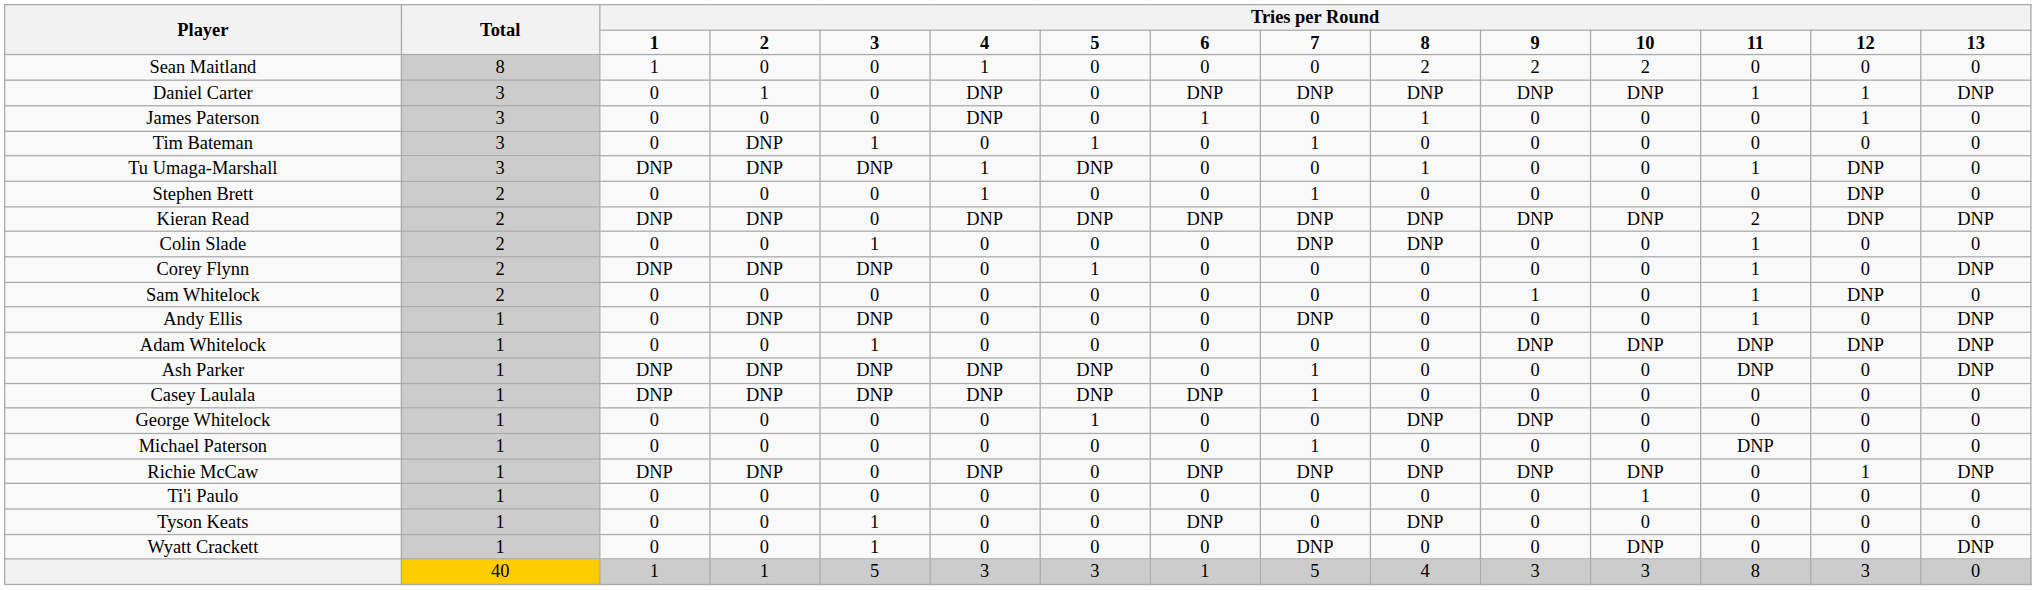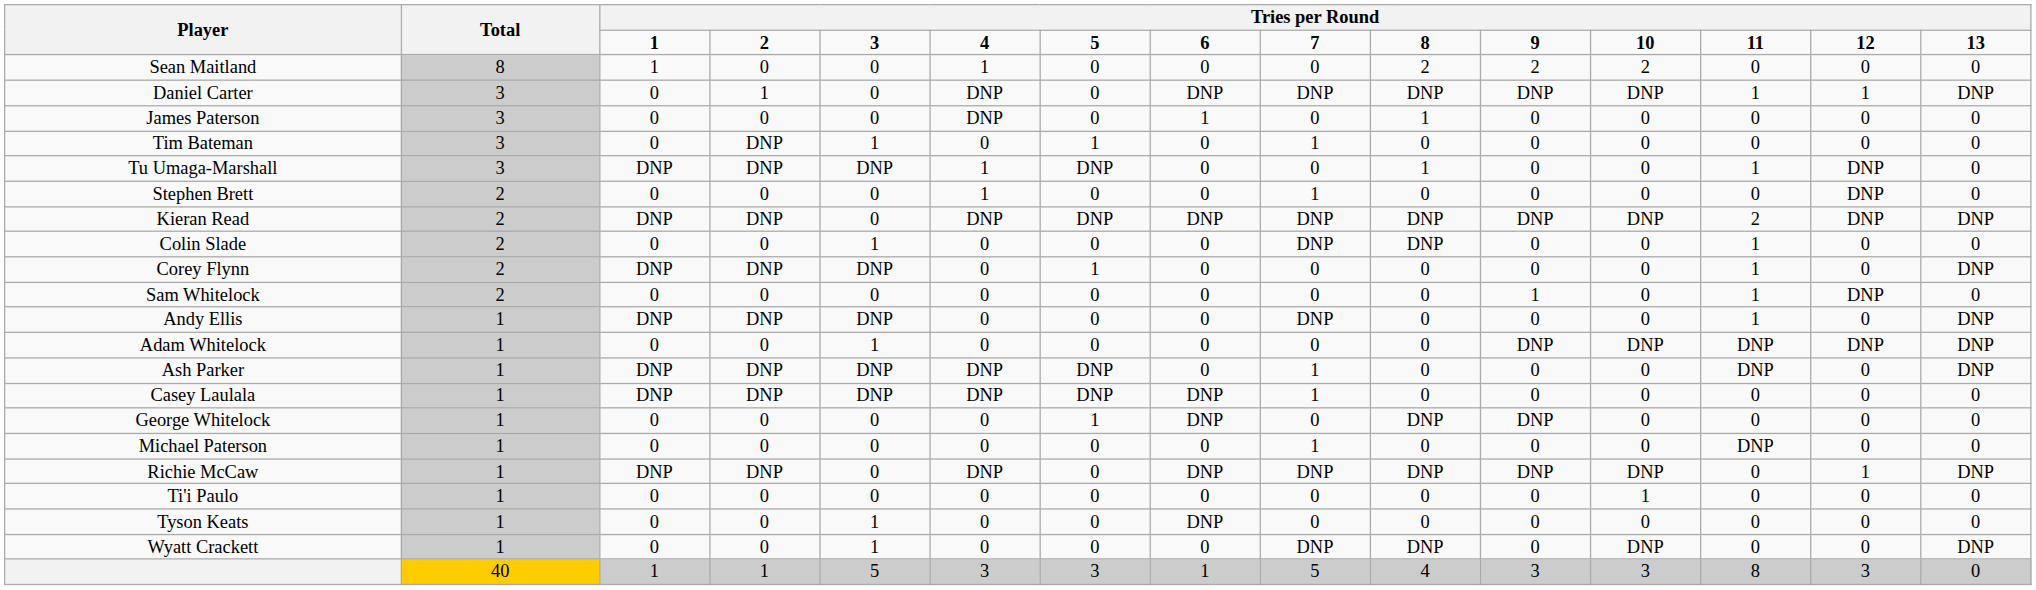(1865, 118) 1 -> (1865, 118) 0
(654, 320) 0 -> (654, 320) DNP
(1205, 421) 0 -> (1205, 421) DNP
(1425, 521) DNP -> (1425, 521) 0
(1425, 547) 0 -> (1425, 547) DNP
